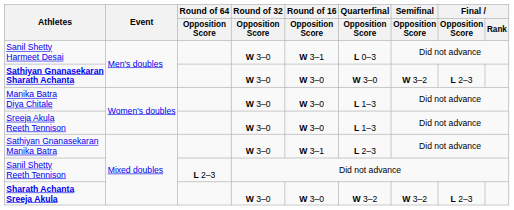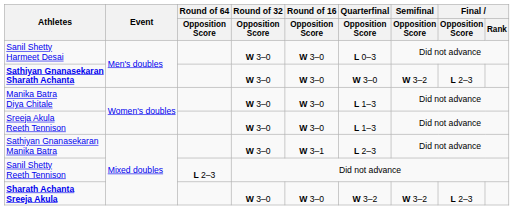(312, 57) W 3–1 -> (312, 57) W 3–0
